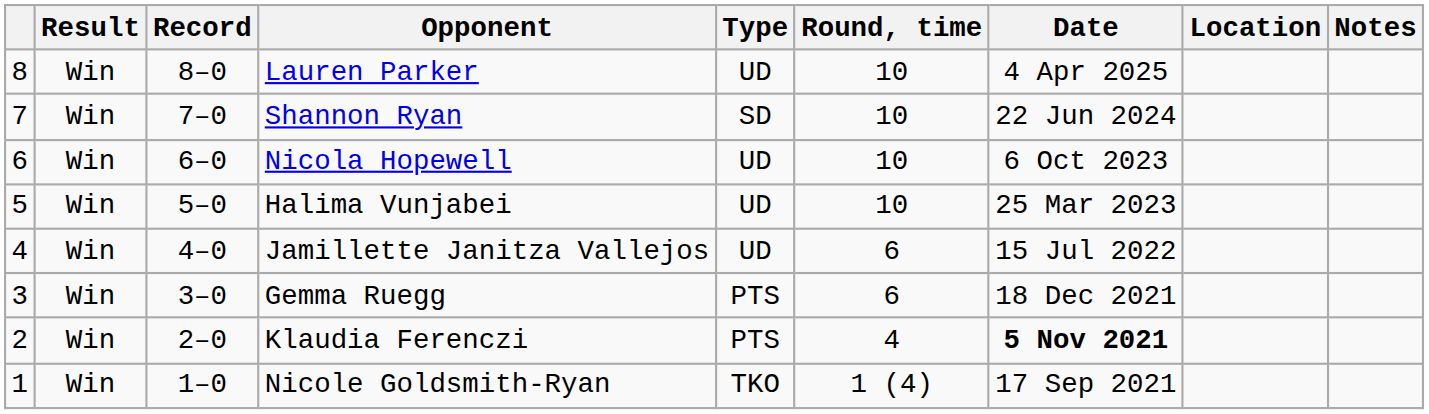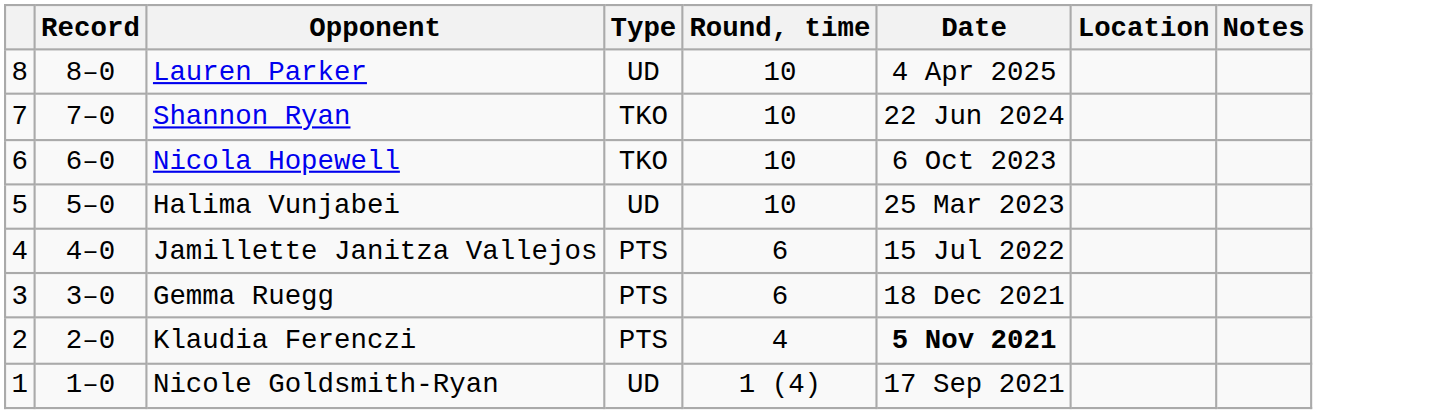- column: (91, 27)
(755, 117) SD -> (643, 117) TKO
(755, 162) UD -> (643, 162) TKO
(755, 251) UD -> (643, 251) PTS
(755, 385) TKO -> (643, 385) UD
